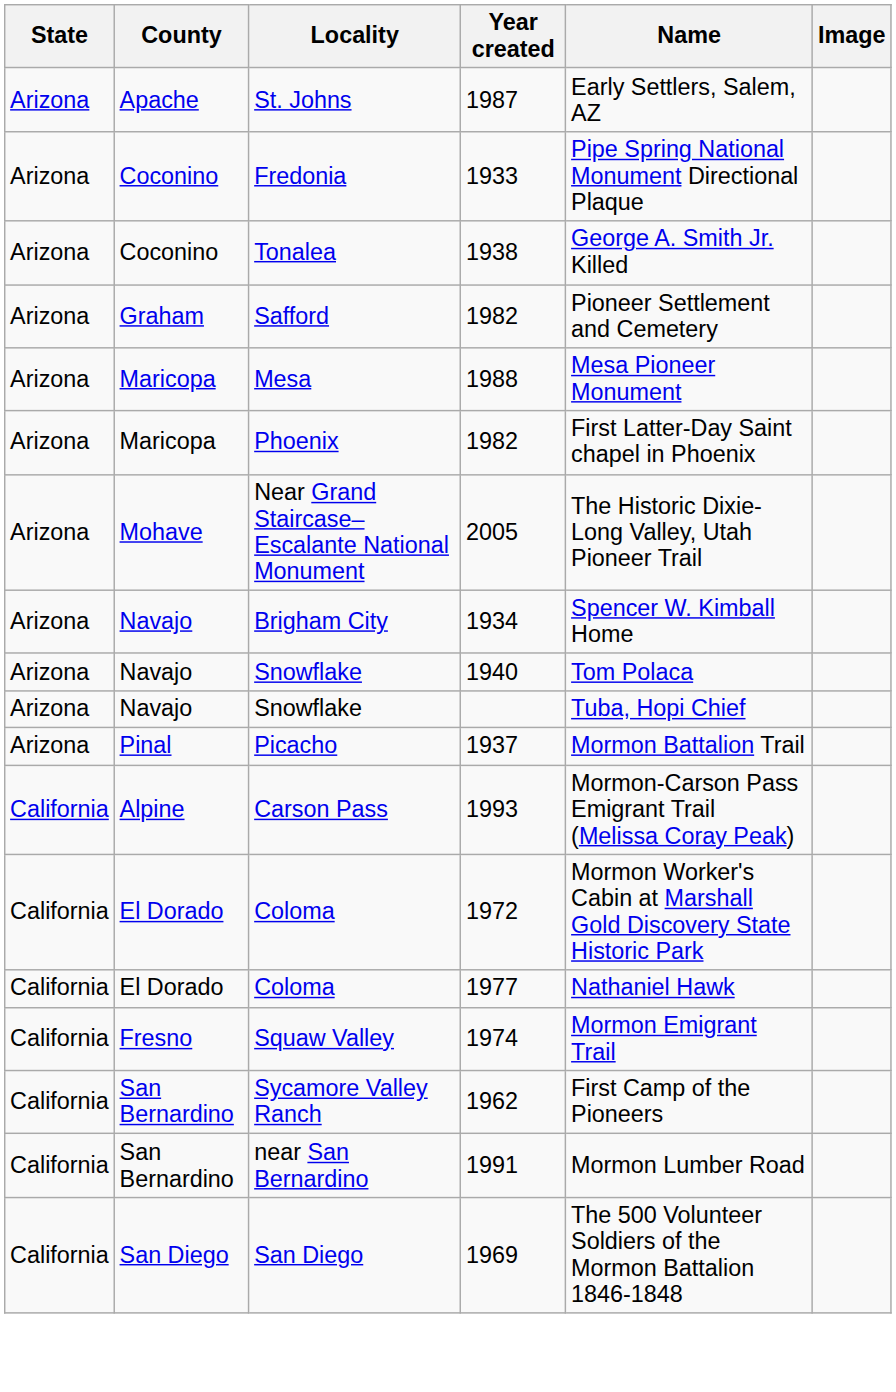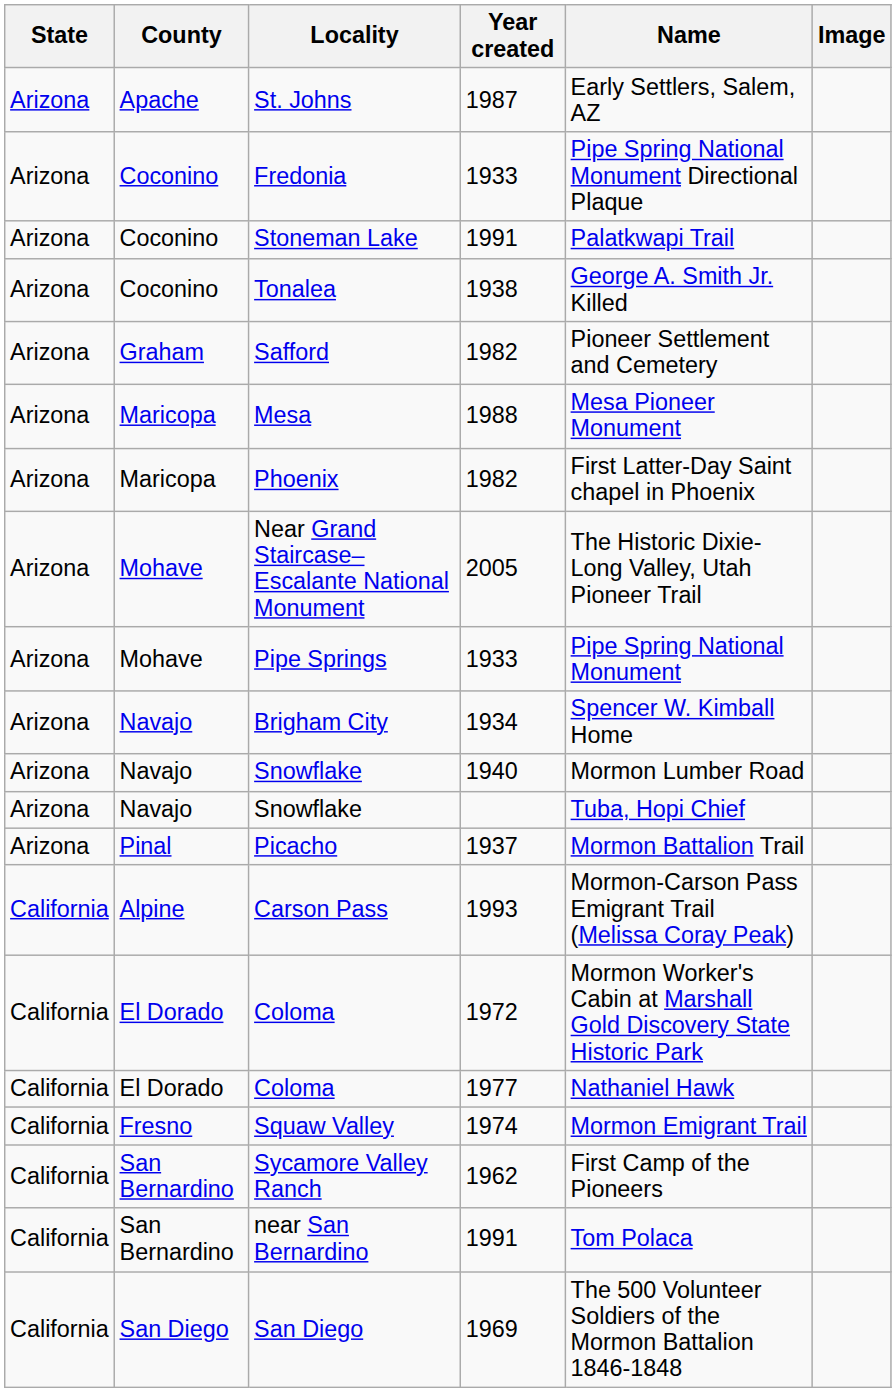+ row: (336, 239)
+ row: (320, 658)
(632, 671) Tom Polaca -> (687, 772) Mormon Lumber Road
(688, 1165) Mormon Lumber Road -> (632, 1239) Tom Polaca
